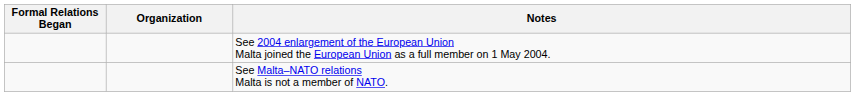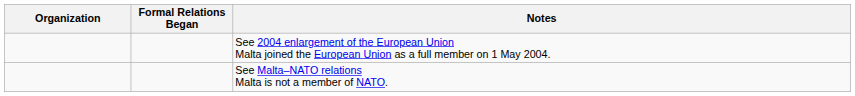columns swapped: (169, 19) <-> (55, 19)
